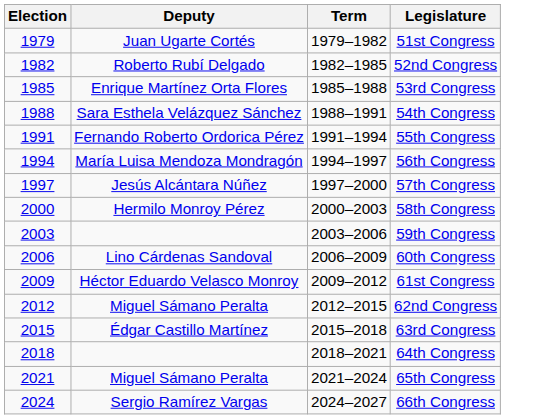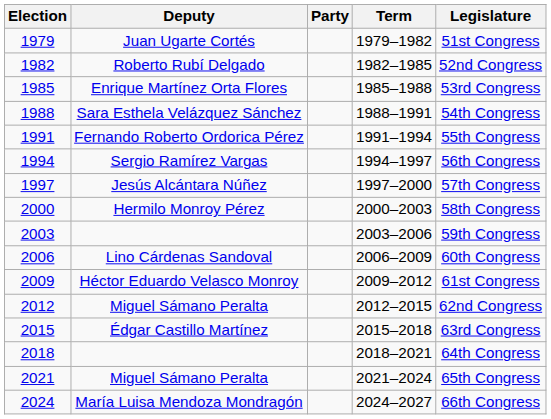+ column: (330, 16)
(189, 161) María Luisa Mendoza Mondragón -> (189, 161) Sergio Ramírez Vargas
(189, 402) Sergio Ramírez Vargas -> (189, 402) María Luisa Mendoza Mondragón
